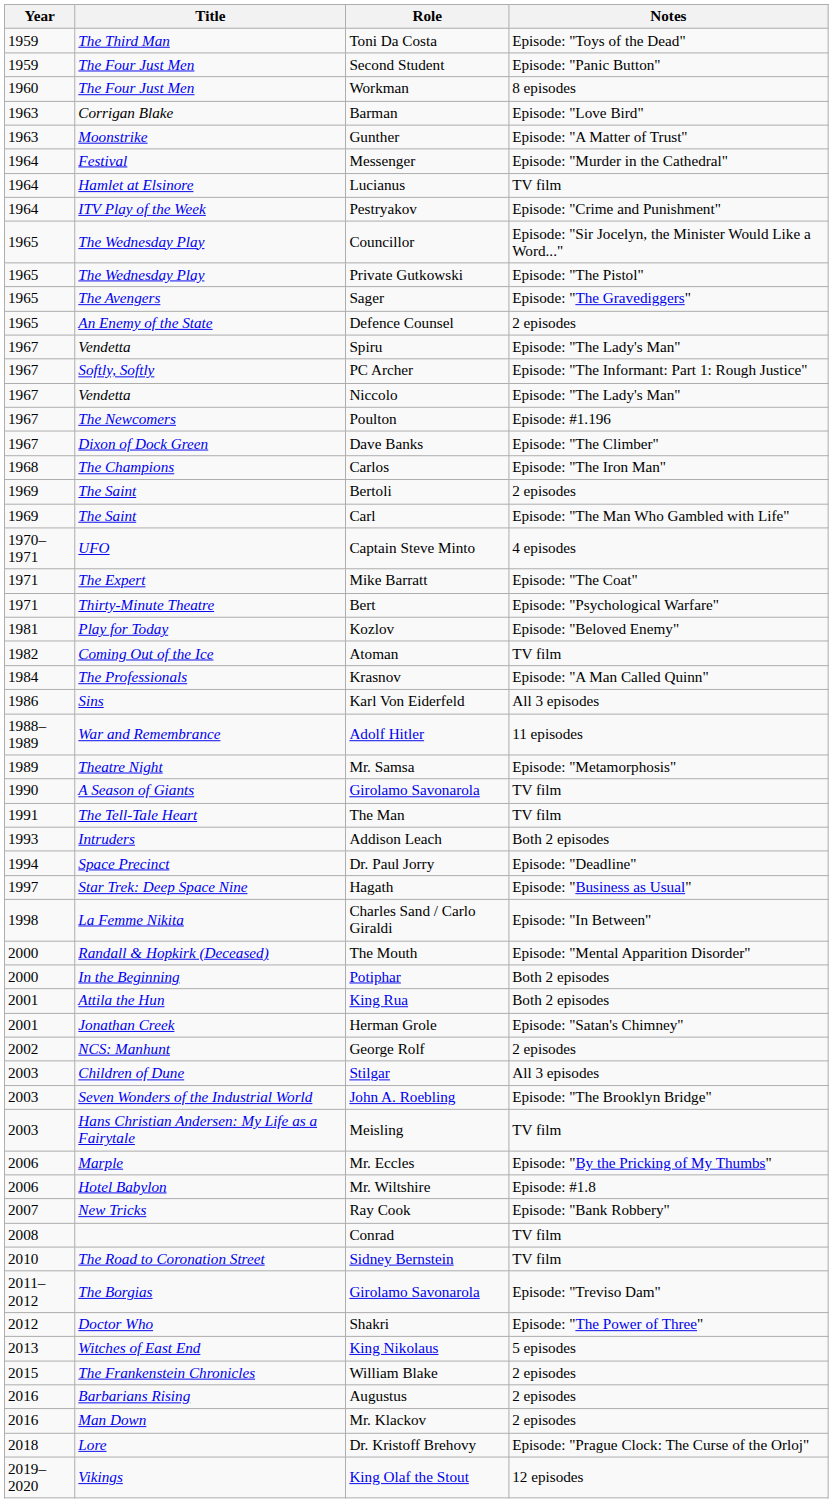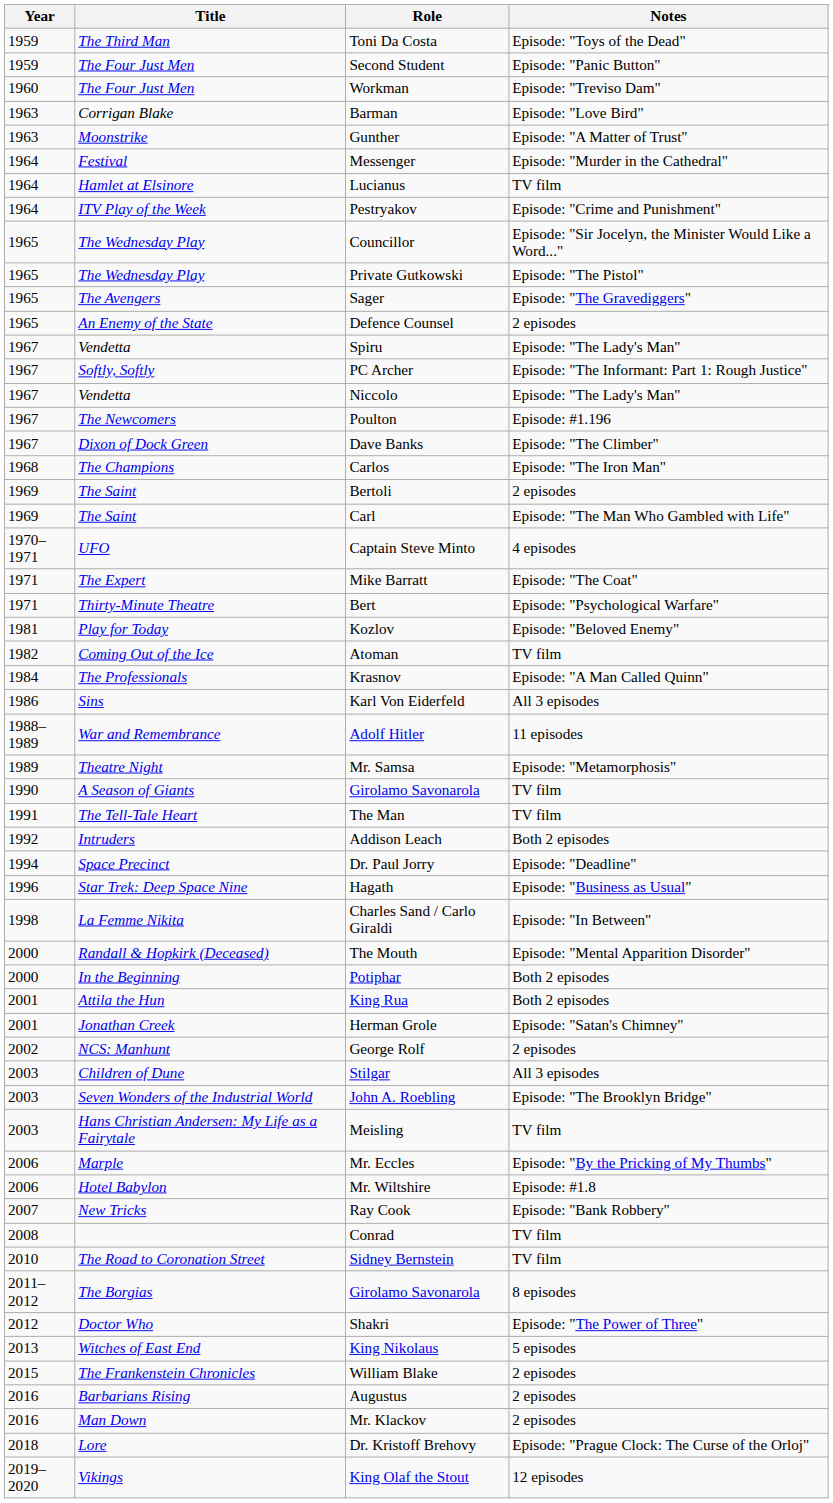(544, 88) 8 episodes -> (586, 88) Episode: "Treviso Dam"
(23, 839) 1993 -> (23, 839) 1992
(23, 887) 1997 -> (23, 887) 1996
(586, 1291) Episode: "Treviso Dam" -> (544, 1291) 8 episodes
